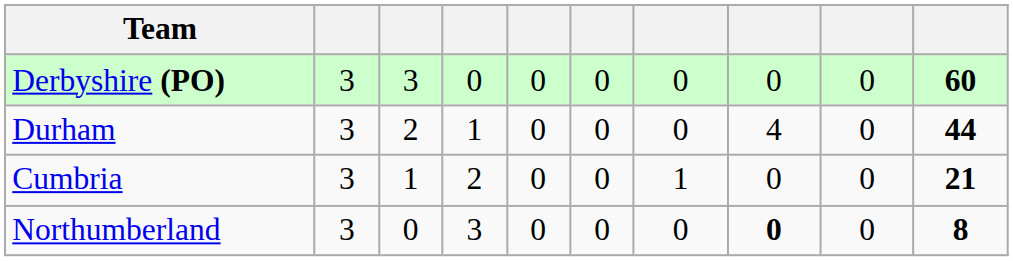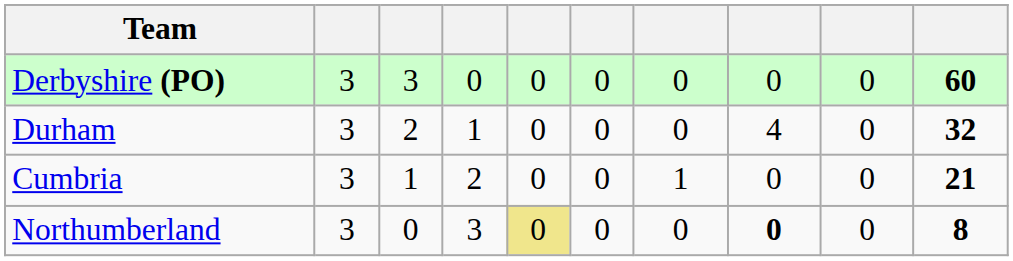(961, 129) 44 -> (961, 129) 32
(538, 229) no background -> (538, 229) khaki background
